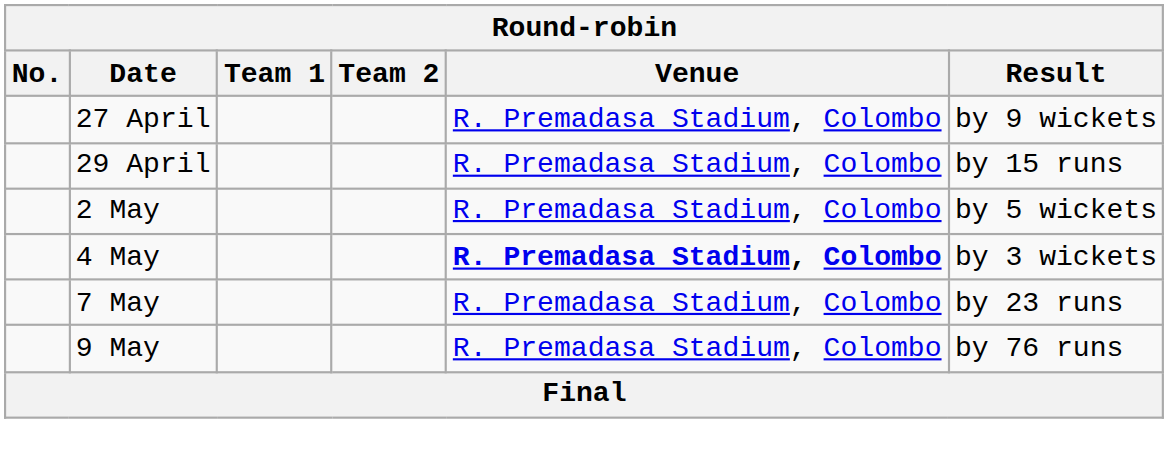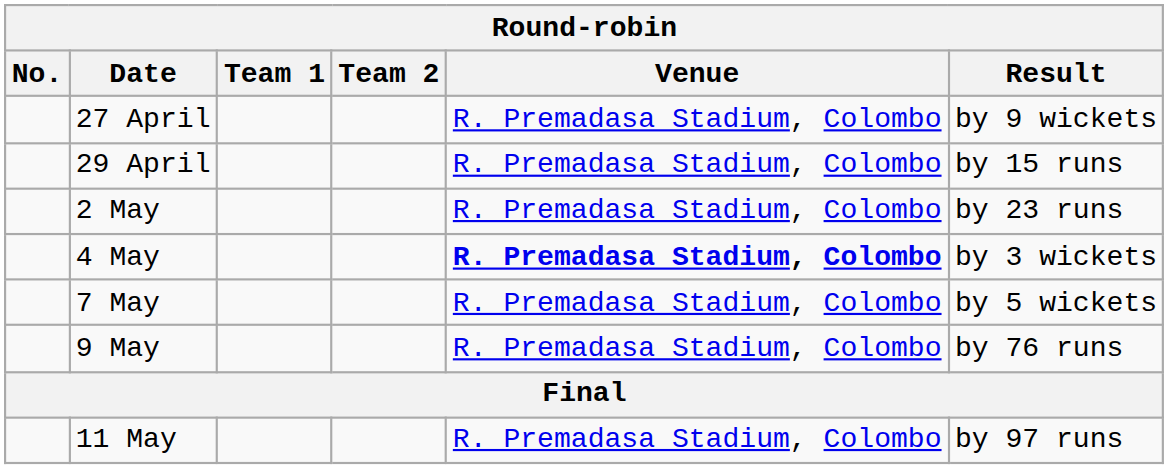(1056, 211) by 5 wickets -> (1039, 211) by 23 runs
(1039, 303) by 23 runs -> (1056, 303) by 5 wickets
+ row: (126, 440)
